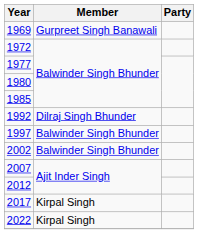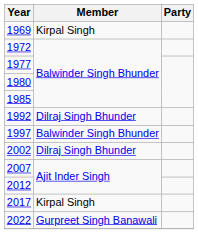(97, 30) Gurpreet Singh Banawali -> (65, 30) Kirpal Singh
(97, 151) Balwinder Singh Bhunder -> (86, 151) Dilraj Singh Bhunder
(65, 220) Kirpal Singh -> (97, 220) Gurpreet Singh Banawali
